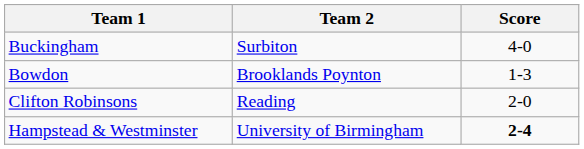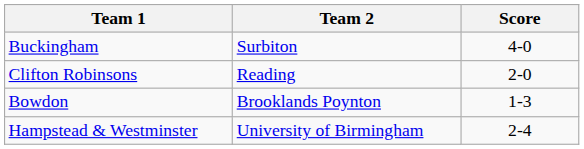rows swapped: (38, 74) <-> (73, 102)
(520, 130) bold -> (520, 130) normal
